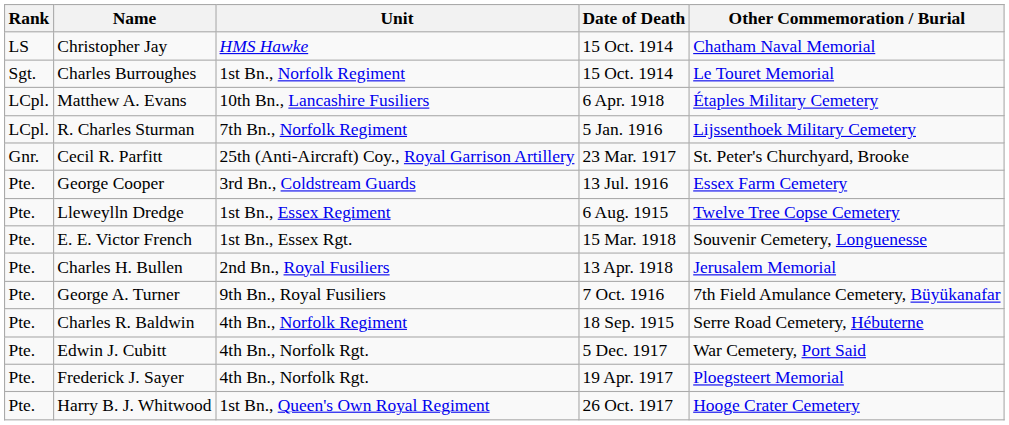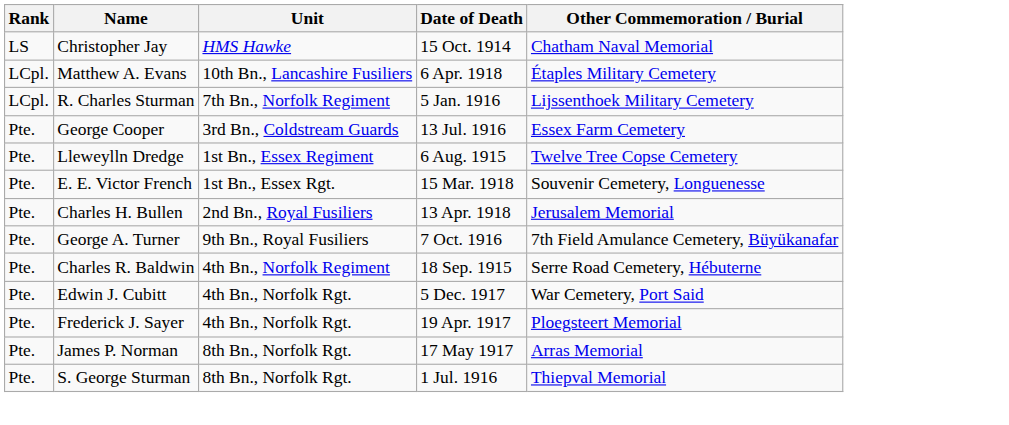- row: (127, 73)
- row: (110, 156)
+ row: (118, 350)
+ row: (124, 377)
- row: (134, 405)
